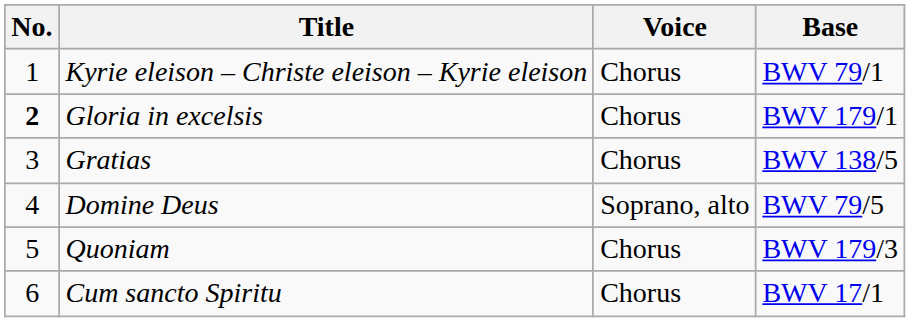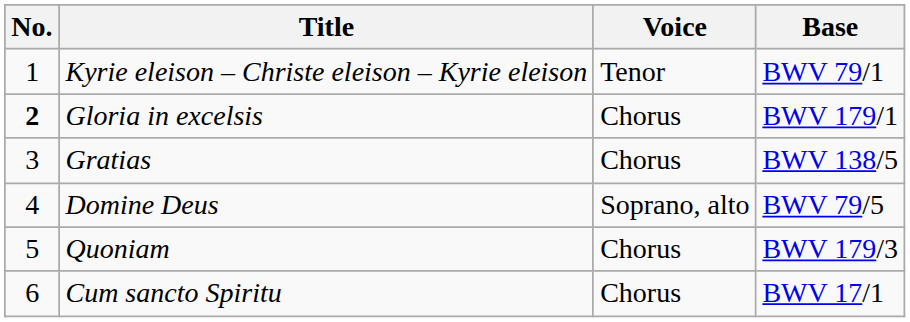(641, 71) Chorus -> (633, 71) Tenor
